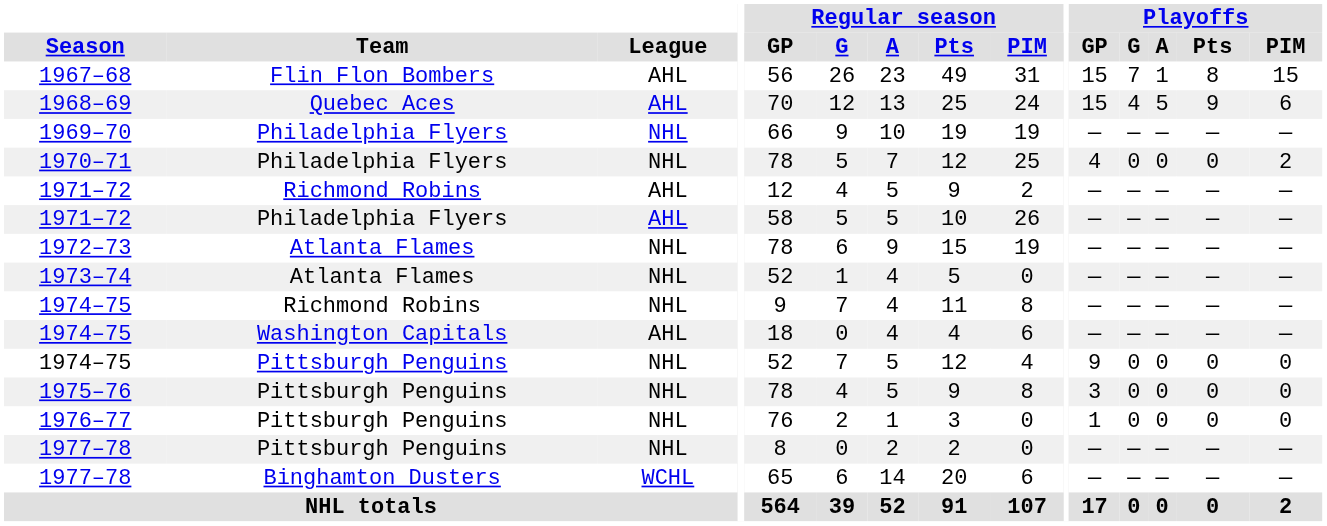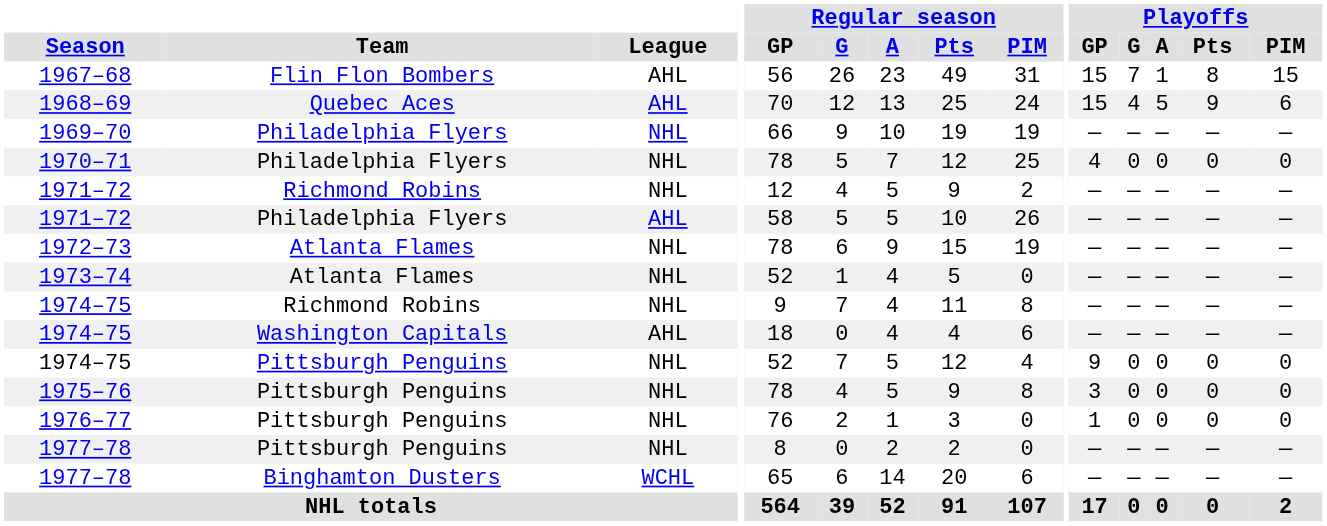(1286, 162) 2 -> (1286, 162) 0
(668, 191) AHL -> (668, 191) NHL
